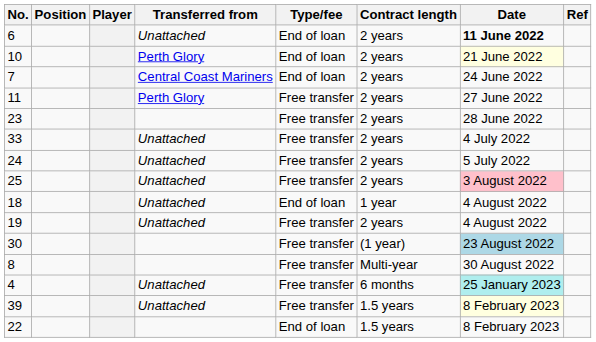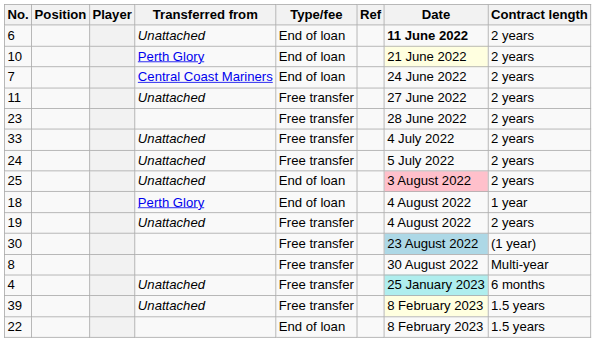columns swapped: (408, 14) <-> (577, 14)
(171, 98) Perth Glory -> (171, 98) Unattached
(316, 181) Free transfer -> (312, 181) End of loan
(171, 202) Unattached -> (171, 202) Perth Glory
